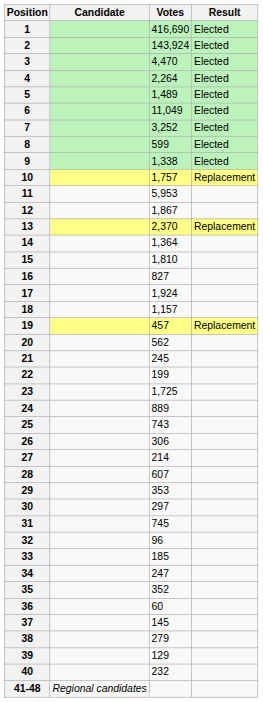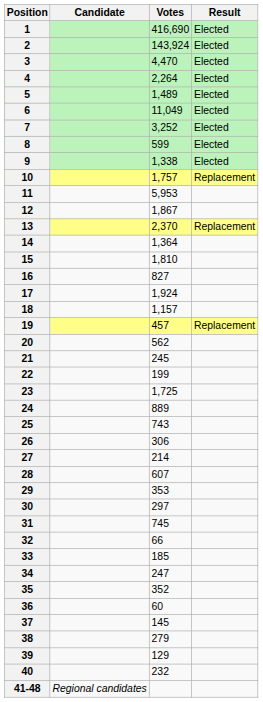(157, 540) 96 -> (157, 540) 66
